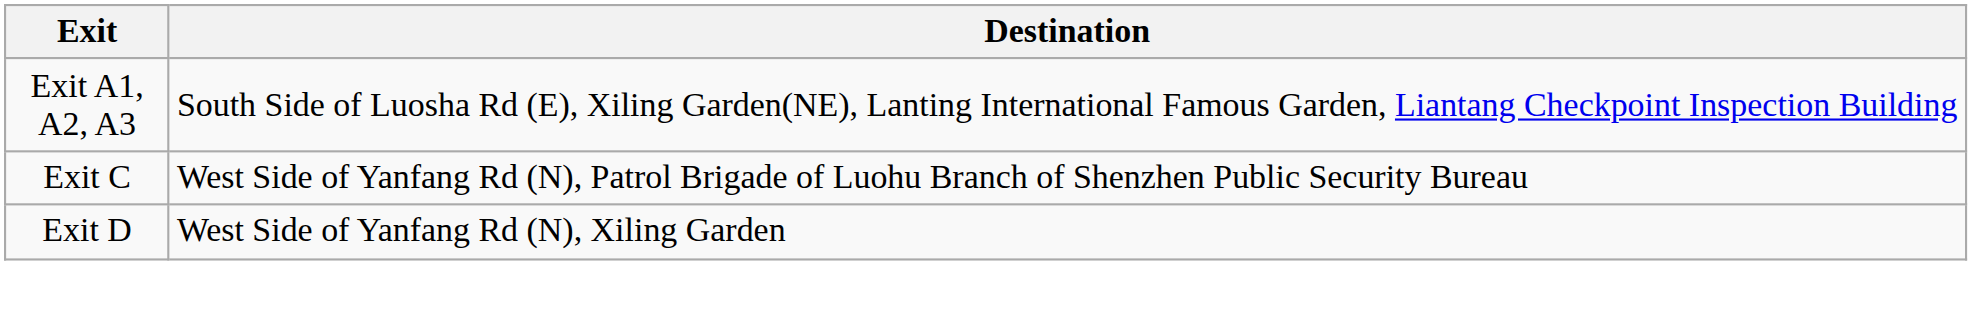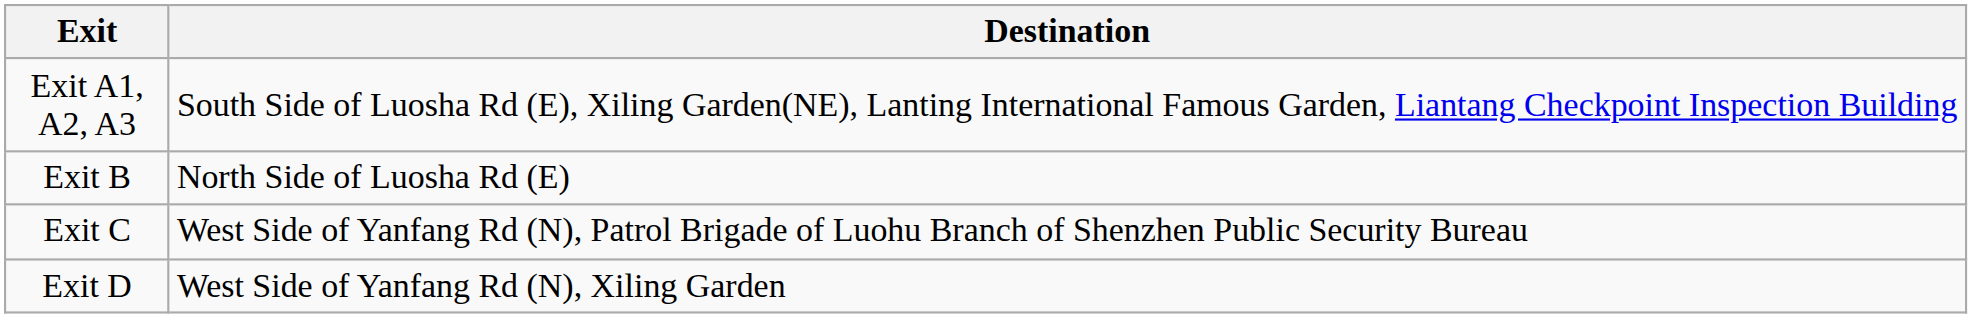+ row: (87, 177)
